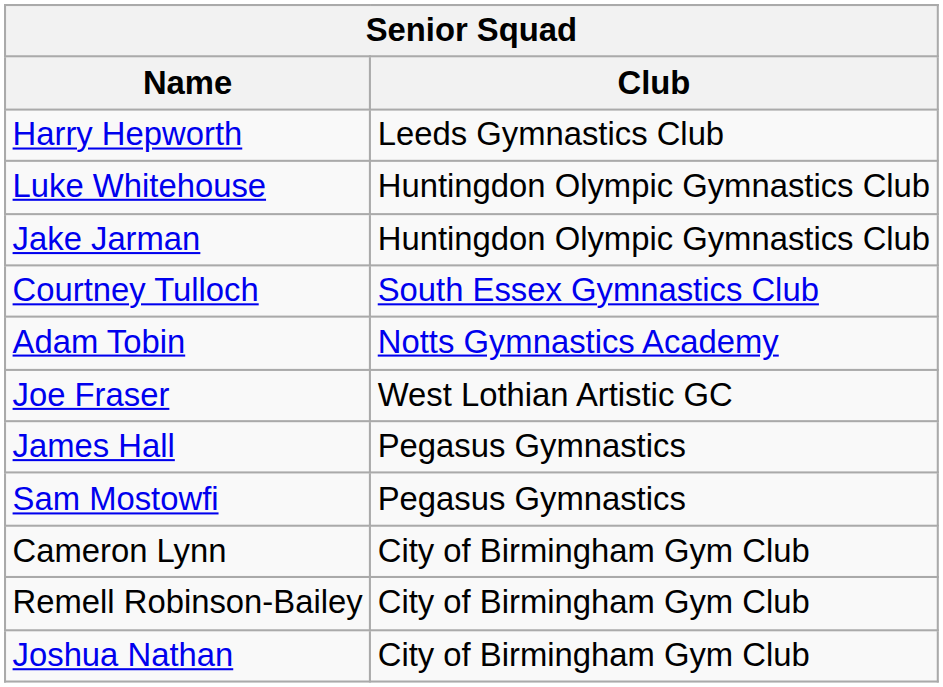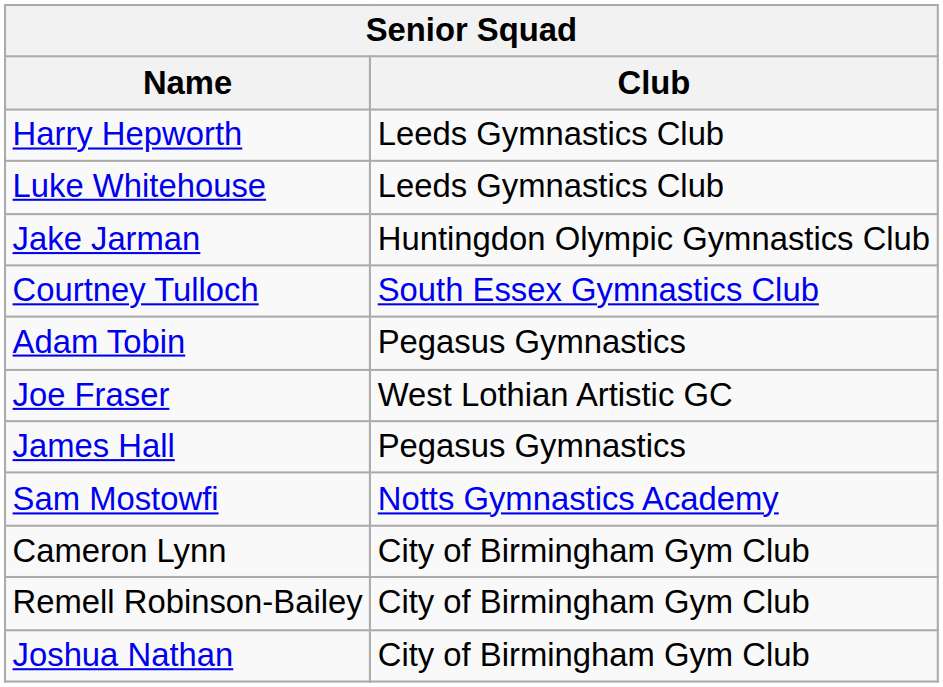(654, 186) Huntingdon Olympic Gymnastics Club -> (551, 186) Leeds Gymnastics Club
(578, 342) Notts Gymnastics Academy -> (532, 342) Pegasus Gymnastics
(532, 498) Pegasus Gymnastics -> (578, 498) Notts Gymnastics Academy
